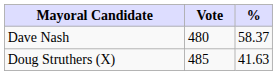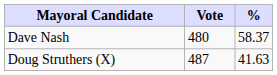(198, 59) 485 -> (198, 59) 487
